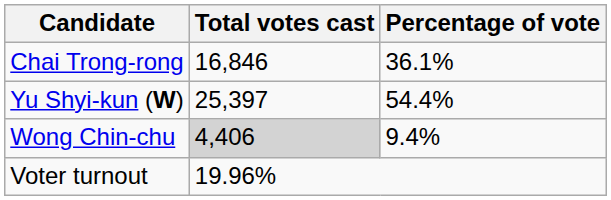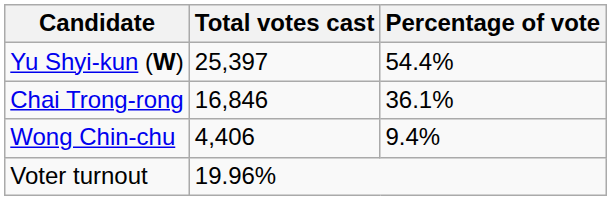rows swapped: (97, 99) <-> (97, 61)
(225, 137) lightgrey background -> (225, 137) no background
